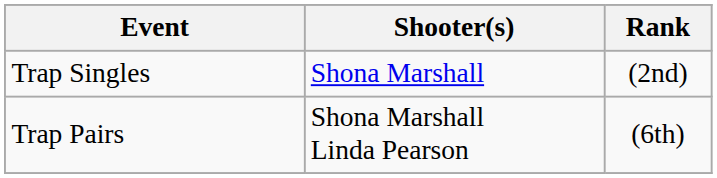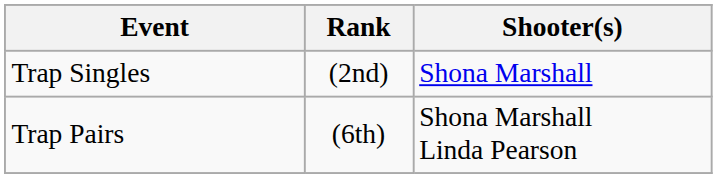columns swapped: (454, 27) <-> (658, 27)
